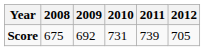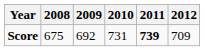(149, 35) normal -> (149, 35) bold
(181, 35) 705 -> (181, 35) 709
